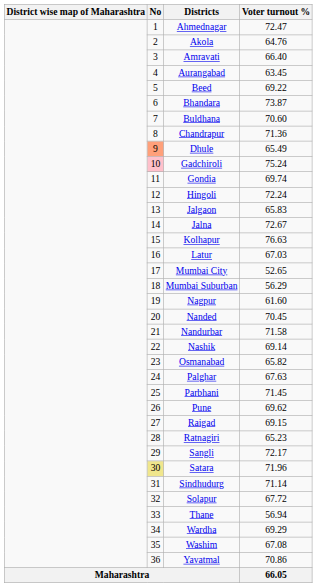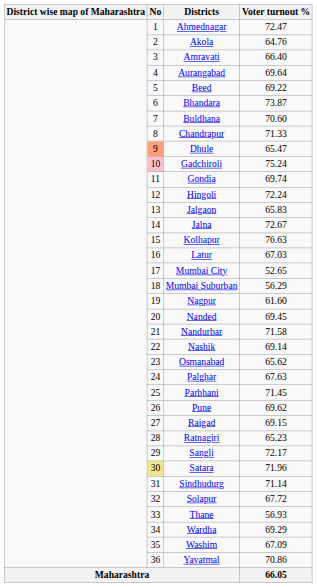(276, 73) 63.45 -> (276, 73) 69.64
(276, 133) 71.36 -> (276, 133) 71.33
(276, 149) 65.49 -> (276, 149) 65.47
(276, 316) 70.45 -> (276, 316) 69.45
(276, 362) 65.82 -> (276, 362) 65.62
(276, 514) 56.94 -> (276, 514) 56.93
(276, 544) 67.08 -> (276, 544) 67.09
